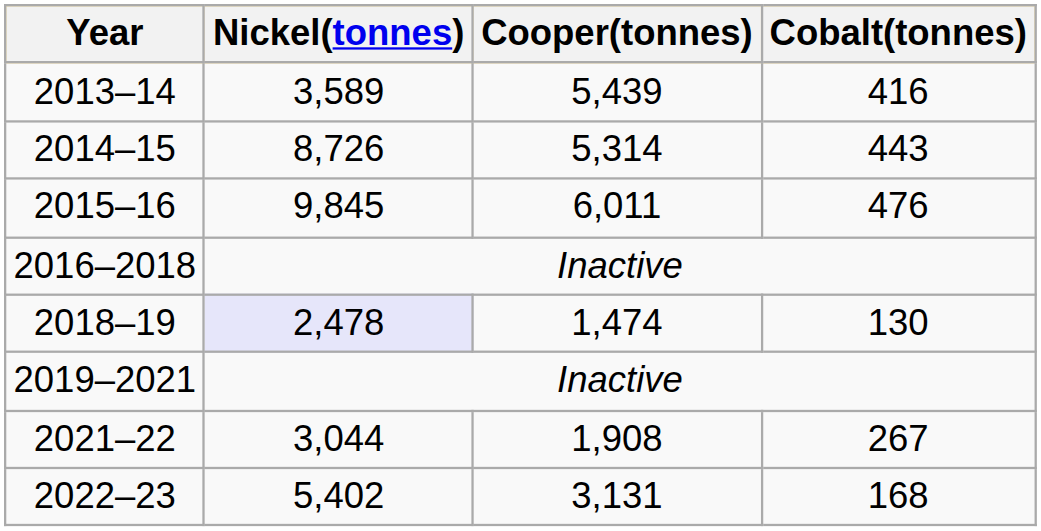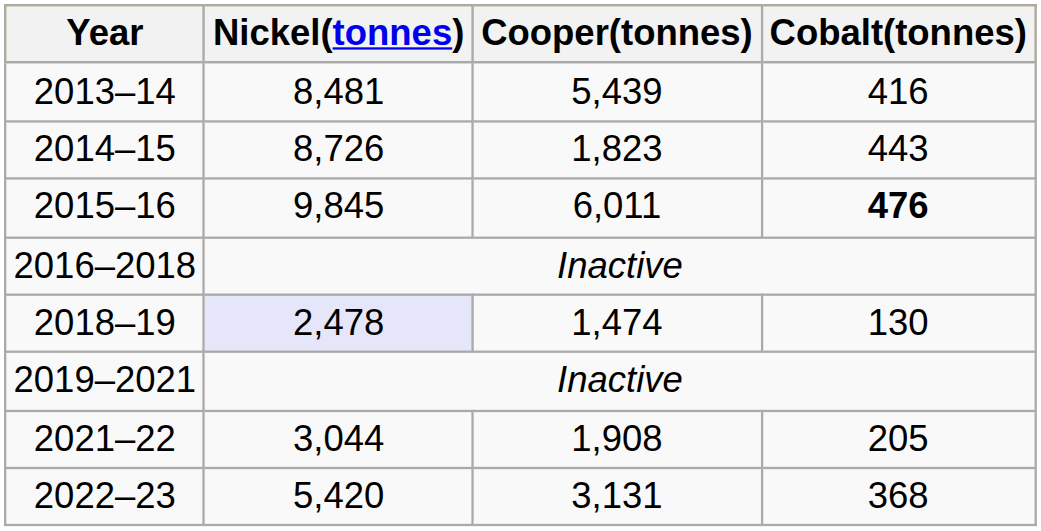(339, 91) 3,589 -> (339, 91) 8,481
(617, 149) 5,314 -> (617, 149) 1,823
(898, 206) normal -> (898, 206) bold
(898, 438) 267 -> (898, 438) 205
(339, 496) 5,402 -> (339, 496) 5,420
(898, 496) 168 -> (898, 496) 368
